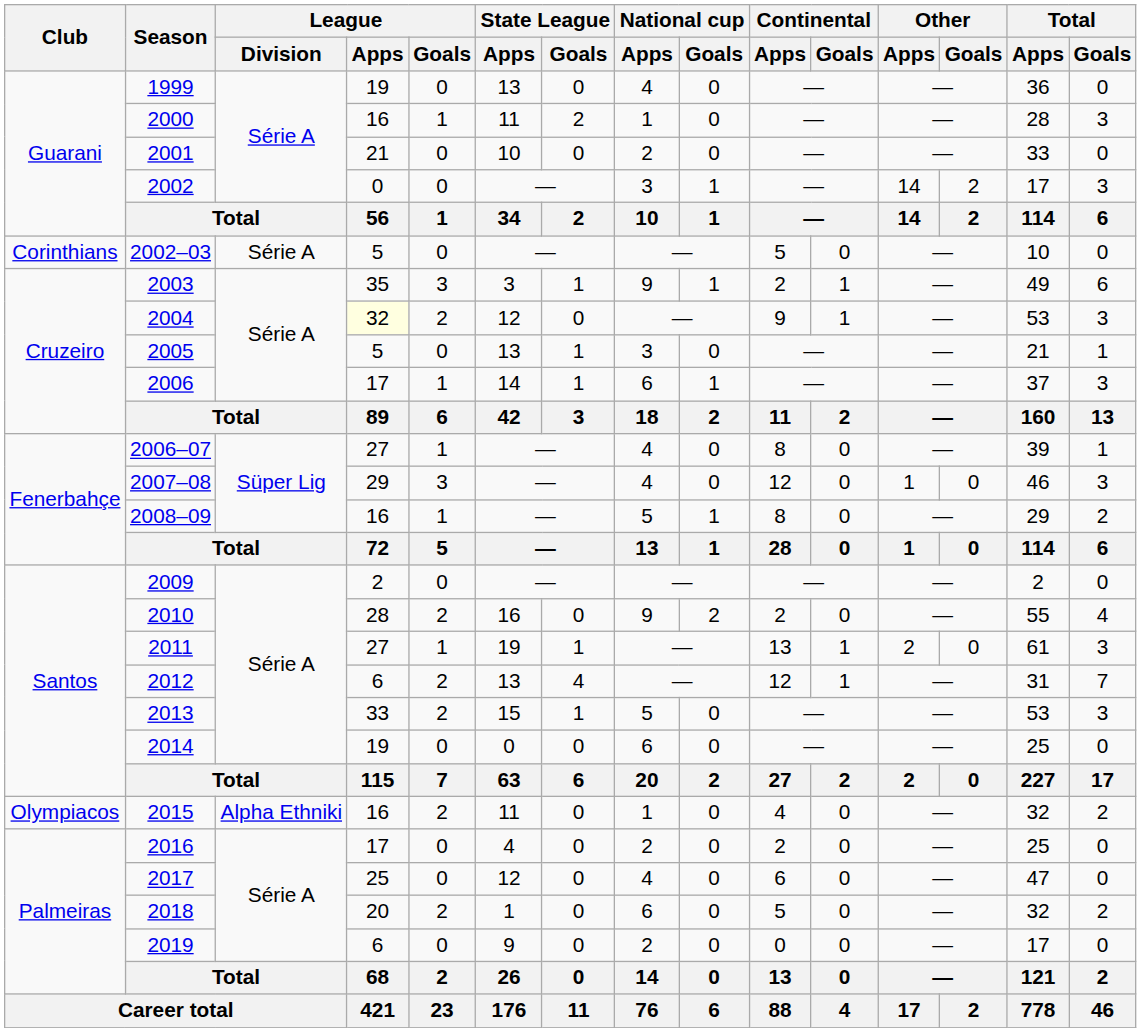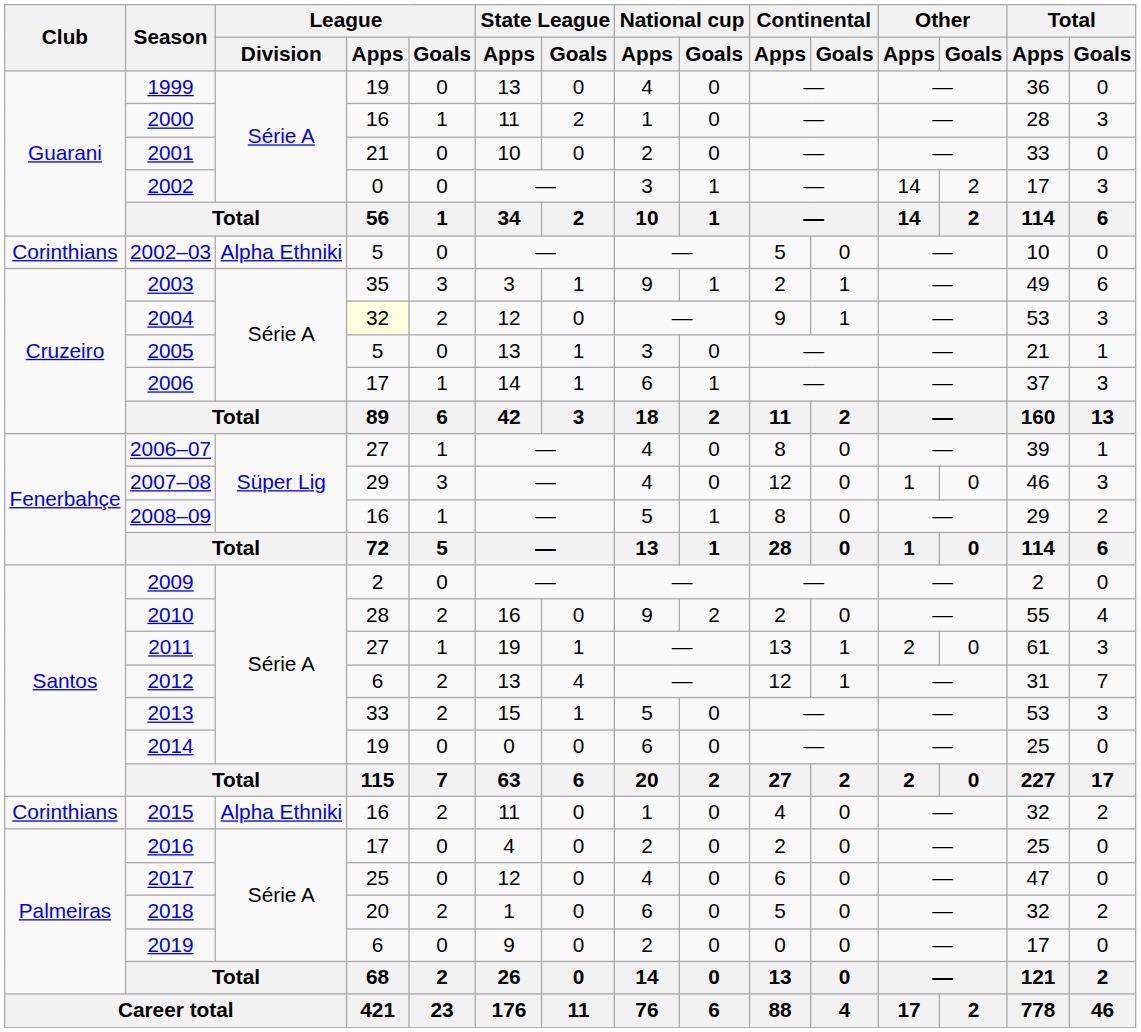(281, 251) Série A -> (281, 251) Alpha Ethniki
(65, 812) Olympiacos -> (65, 812) Corinthians
